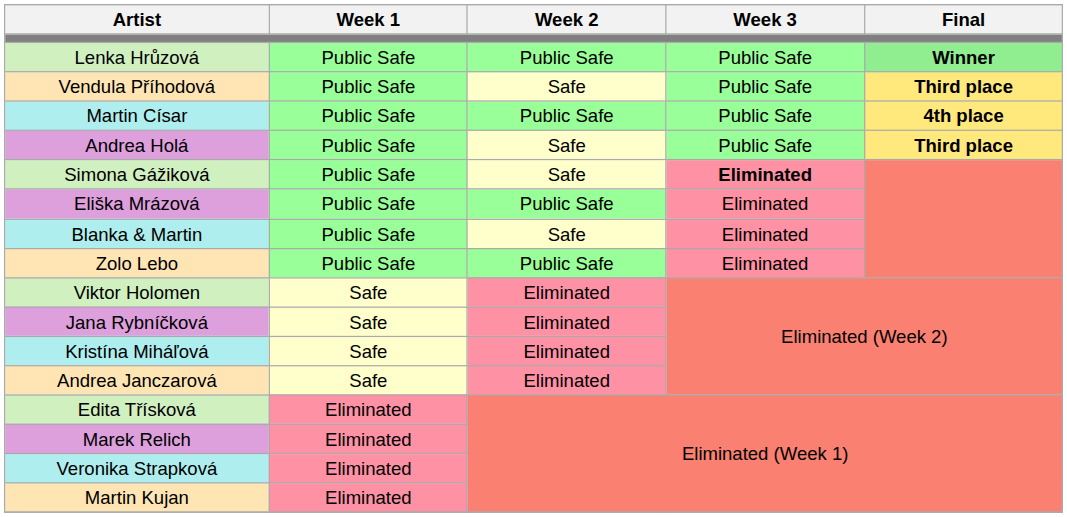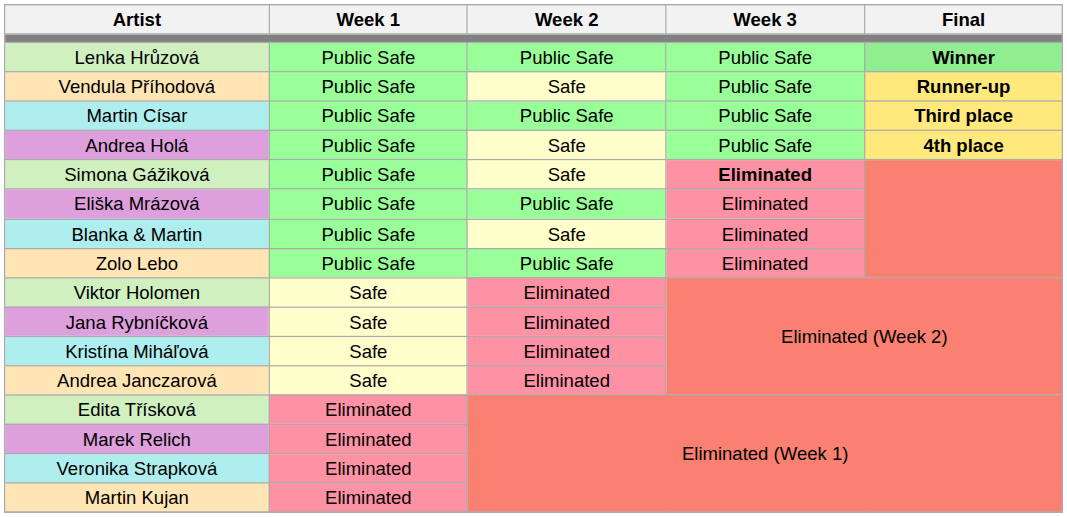(964, 87) Third place -> (964, 87) Runner-up
(964, 116) 4th place -> (964, 116) Third place
(964, 146) Third place -> (964, 146) 4th place
